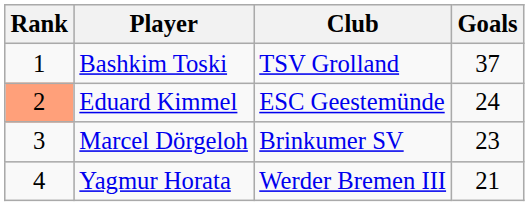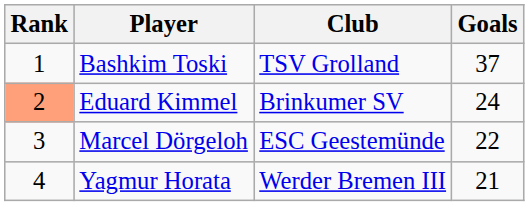(352, 102) ESC Geestemünde -> (331, 102) Brinkumer SV
(331, 141) Brinkumer SV -> (352, 141) ESC Geestemünde
(488, 141) 23 -> (488, 141) 22
